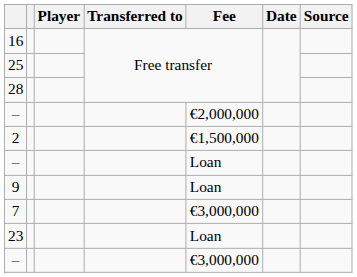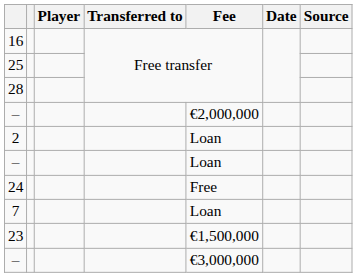(224, 138) €1,500,000 -> (206, 138) Loan
+ row: (16, 187)
- row: (16, 187)
(224, 211) €3,000,000 -> (206, 211) Loan
(206, 235) Loan -> (224, 235) €1,500,000
